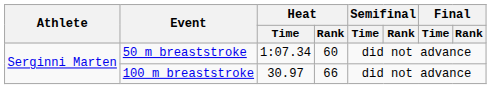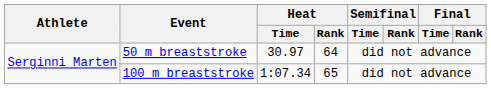(285, 53) 1:07.34 -> (285, 53) 30.97
(331, 53) 60 -> (331, 53) 64
(285, 73) 30.97 -> (285, 73) 1:07.34
(331, 73) 66 -> (331, 73) 65
